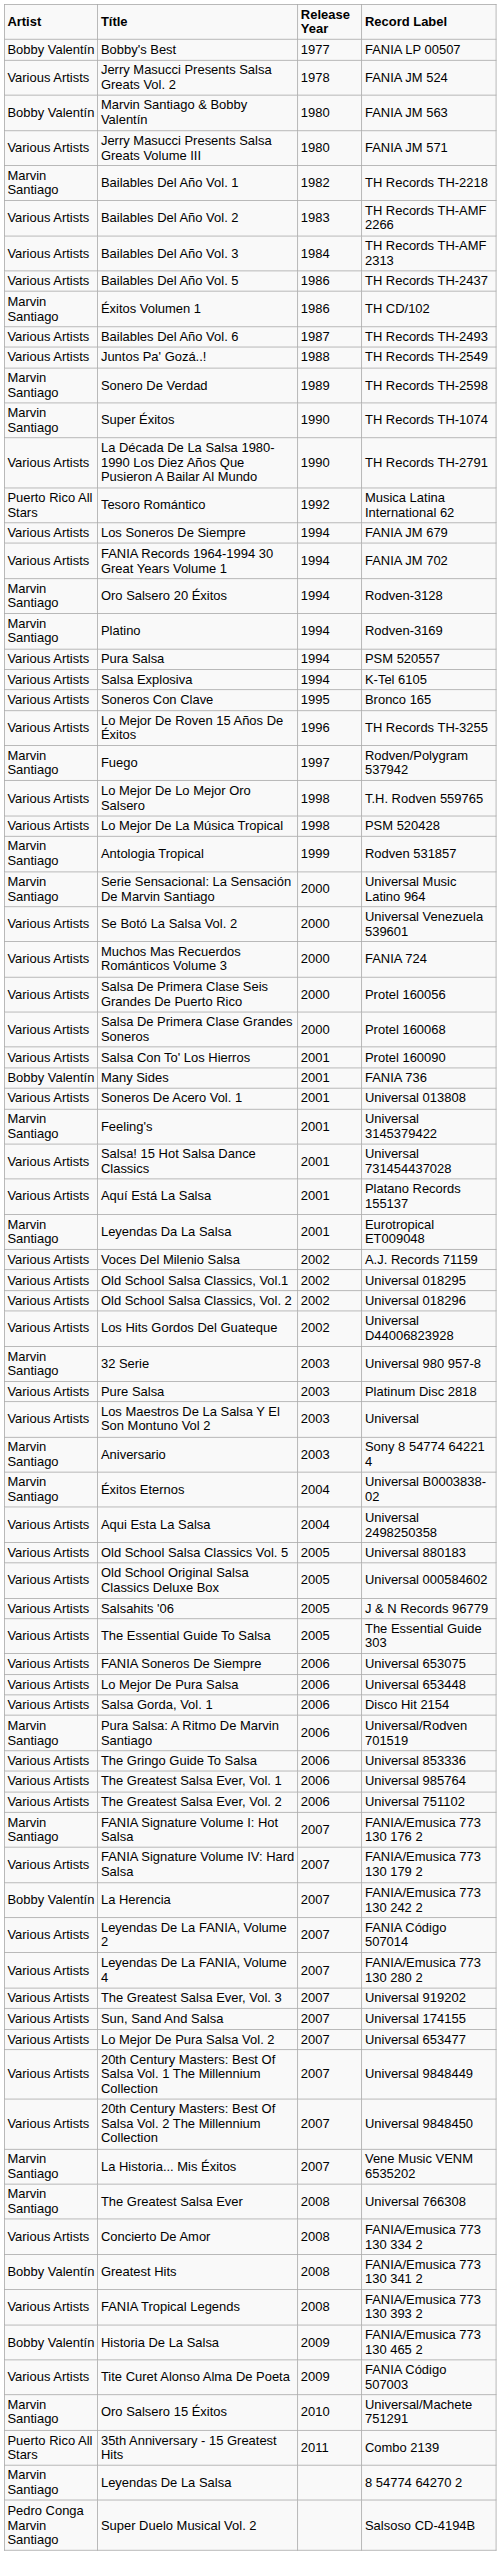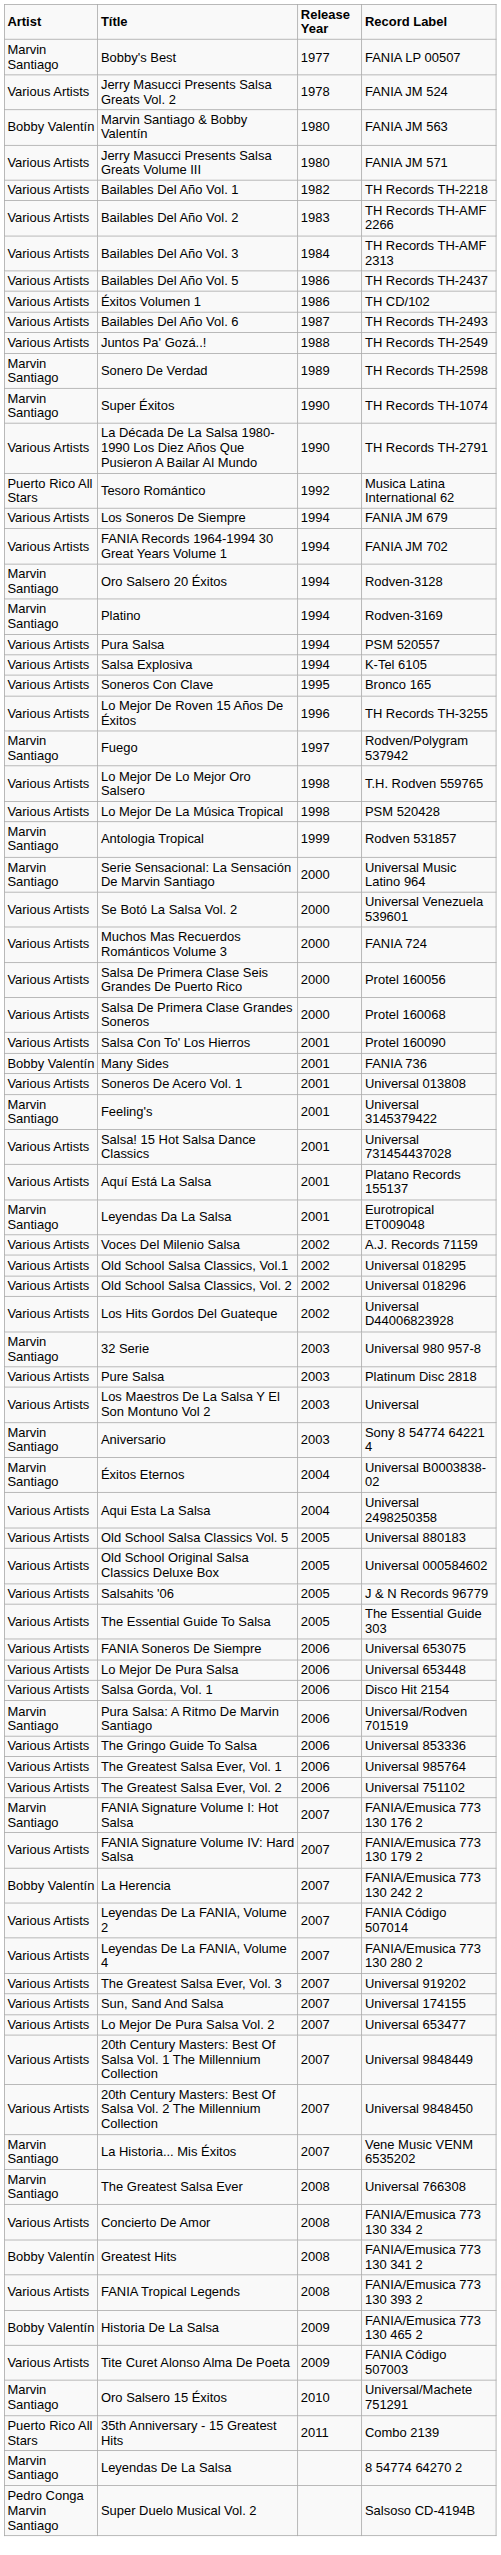(51, 49) Bobby Valentín -> (33, 57) Marvin Santiago
(33, 183) Marvin Santiago -> (48, 190) Various Artists
(33, 309) Marvin Santiago -> (48, 301) Various Artists
